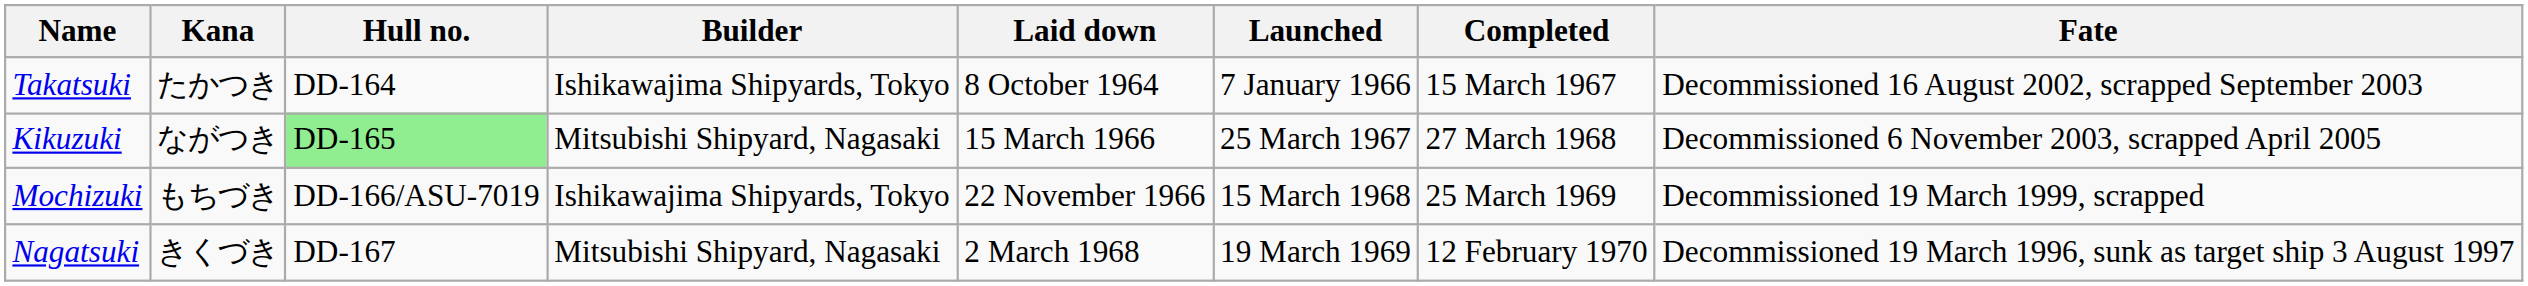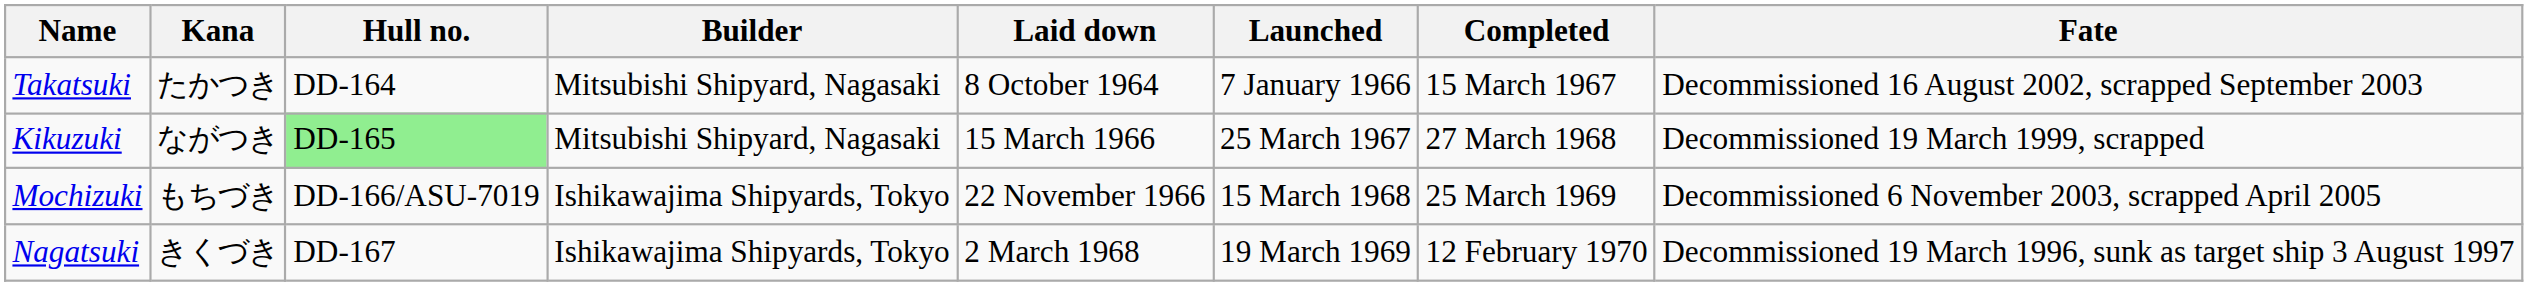(752, 84) Ishikawajima Shipyards, Tokyo -> (747, 84) Mitsubishi Shipyard, Nagasaki
(2022, 140) Decommissioned 6 November 2003, scrapped April 2005 -> (1933, 140) Decommissioned 19 March 1999, scrapped
(1933, 196) Decommissioned 19 March 1999, scrapped -> (2022, 196) Decommissioned 6 November 2003, scrapped April 2005
(747, 251) Mitsubishi Shipyard, Nagasaki -> (752, 251) Ishikawajima Shipyards, Tokyo
